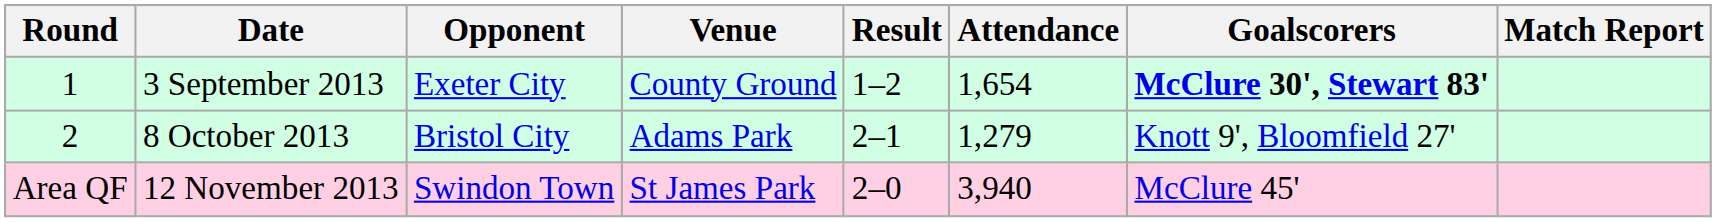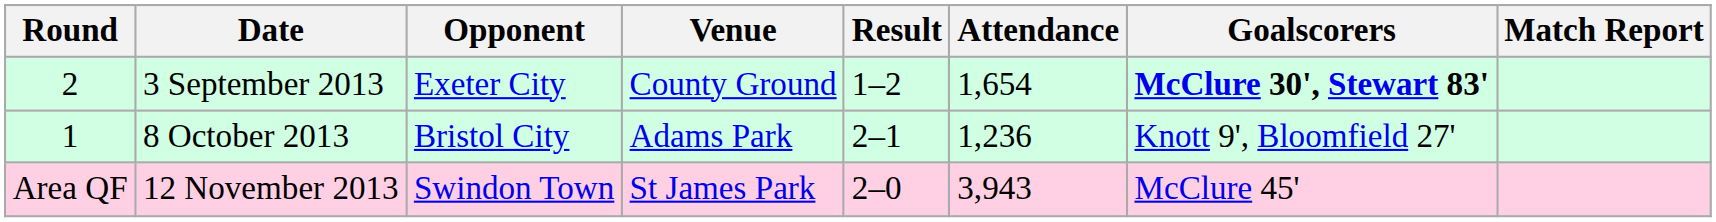(70, 83) 1 -> (70, 83) 2
(70, 135) 2 -> (70, 135) 1
(995, 135) 1,279 -> (995, 135) 1,236
(995, 188) 3,940 -> (995, 188) 3,943
